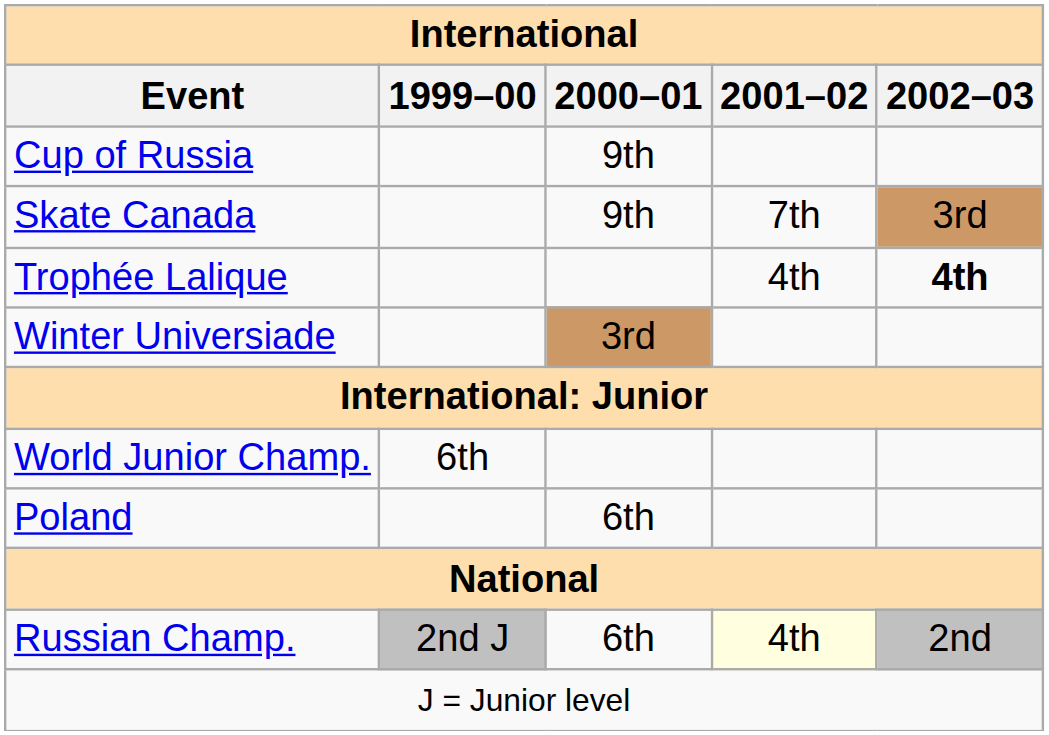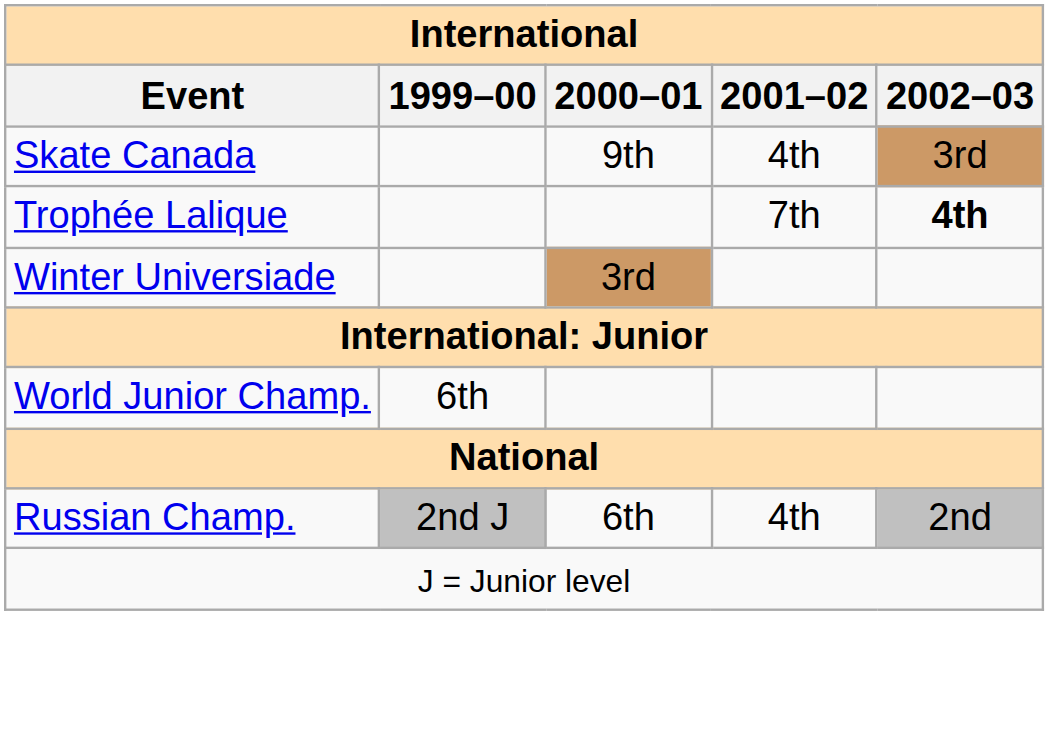- row: (134, 155)
(794, 215) 7th -> (794, 155) 4th
(794, 276) 4th -> (794, 215) 7th
- row: (73, 517)
(794, 638) lightyellow background -> (794, 517) no background
